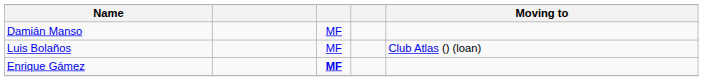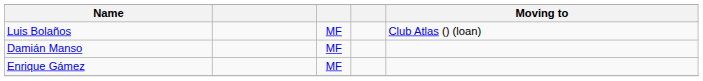rows swapped: (39, 48) <-> (45, 31)
(334, 66) bold -> (334, 66) normal
